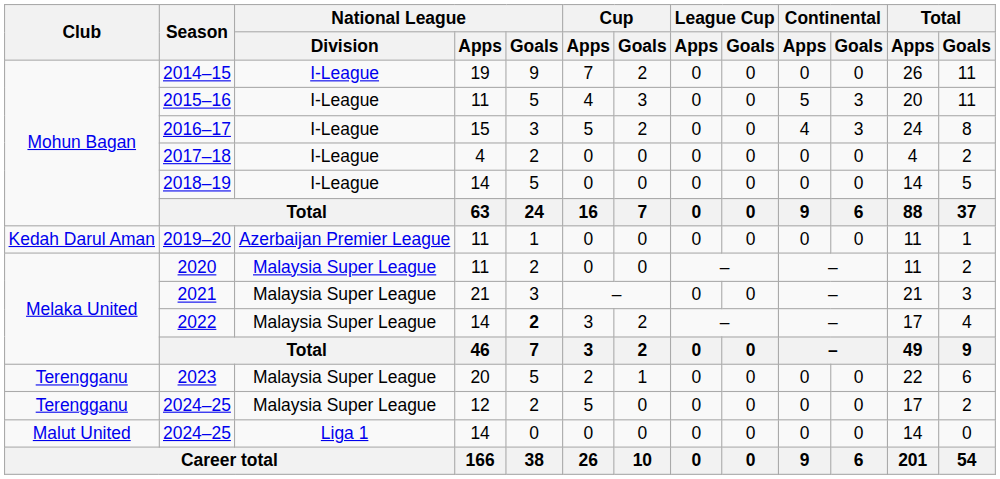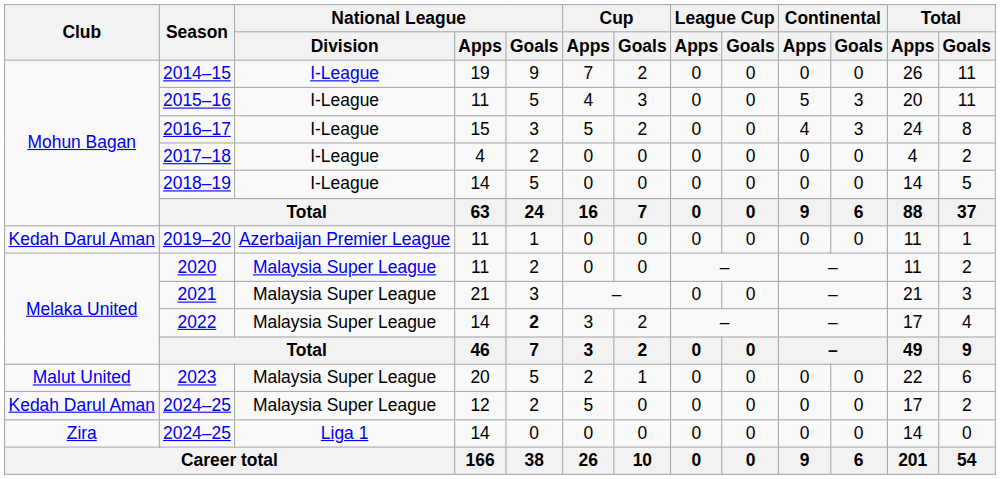(82, 377) Terengganu -> (82, 377) Malut United
(82, 405) Terengganu -> (82, 405) Kedah Darul Aman
(82, 433) Malut United -> (82, 433) Zira
